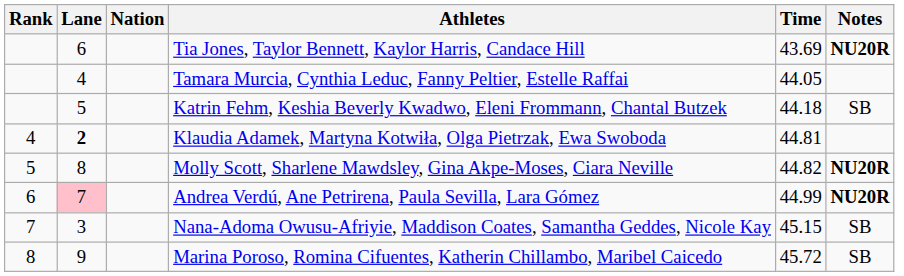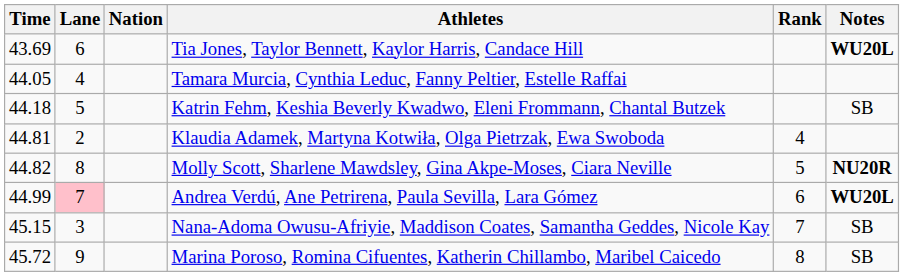columns swapped: (31, 19) <-> (801, 19)
(860, 49) NU20R -> (862, 49) WU20L
(82, 138) bold -> (80, 138) normal
(860, 197) NU20R -> (862, 197) WU20L
